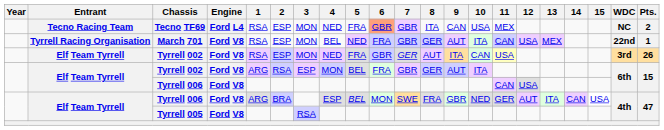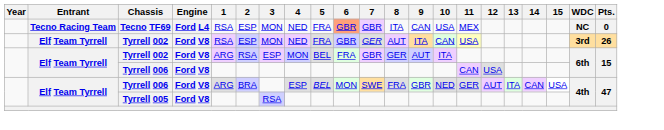(648, 27) 2 -> (606, 27) 0
- row: (90, 41)
